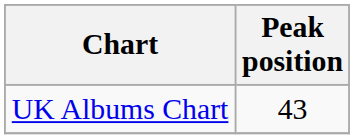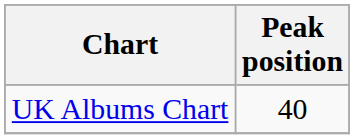(293, 108) 43 -> (293, 108) 40
